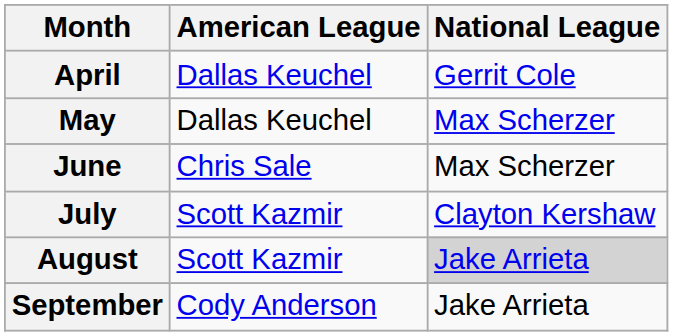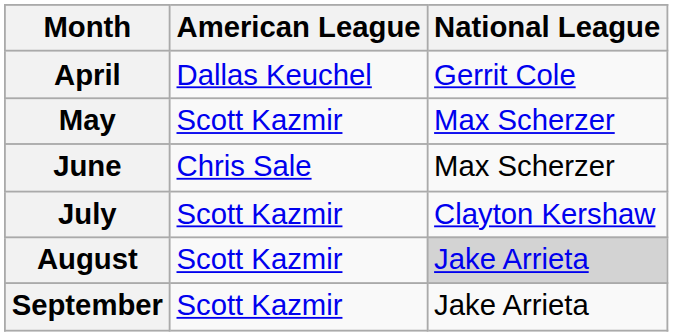(274, 120) Dallas Keuchel -> (259, 120) Scott Kazmir
(277, 306) Cody Anderson -> (259, 306) Scott Kazmir
